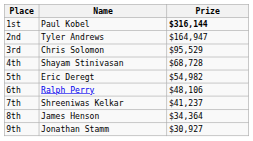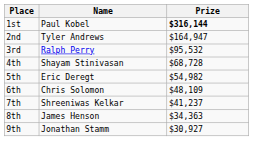(73, 50) Chris Solomon -> (68, 50) Ralph Perry
(186, 50) $95,529 -> (186, 50) $95,532
(68, 90) Ralph Perry -> (73, 90) Chris Solomon
(186, 90) $48,106 -> (186, 90) $48,109
(186, 116) $34,364 -> (186, 116) $34,363
